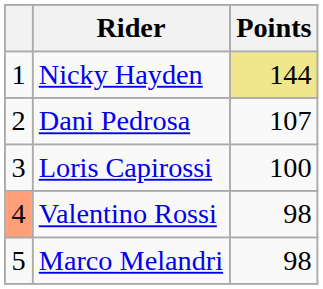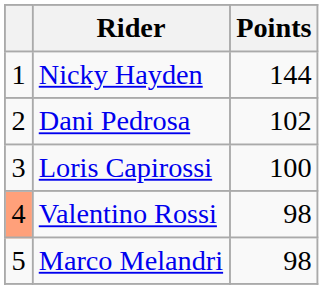(290, 74) khaki background -> (290, 74) no background
(290, 121) 107 -> (290, 121) 102
